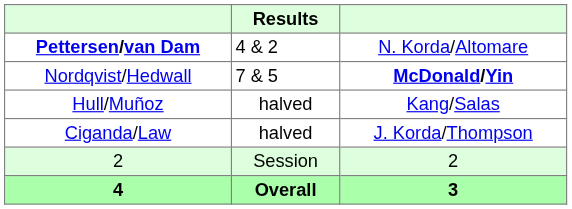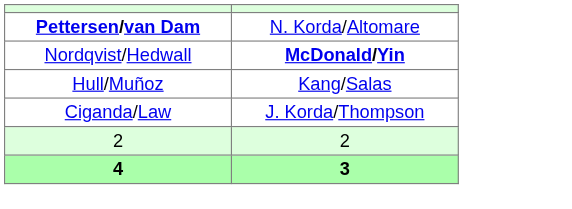- column: (286, 18)
